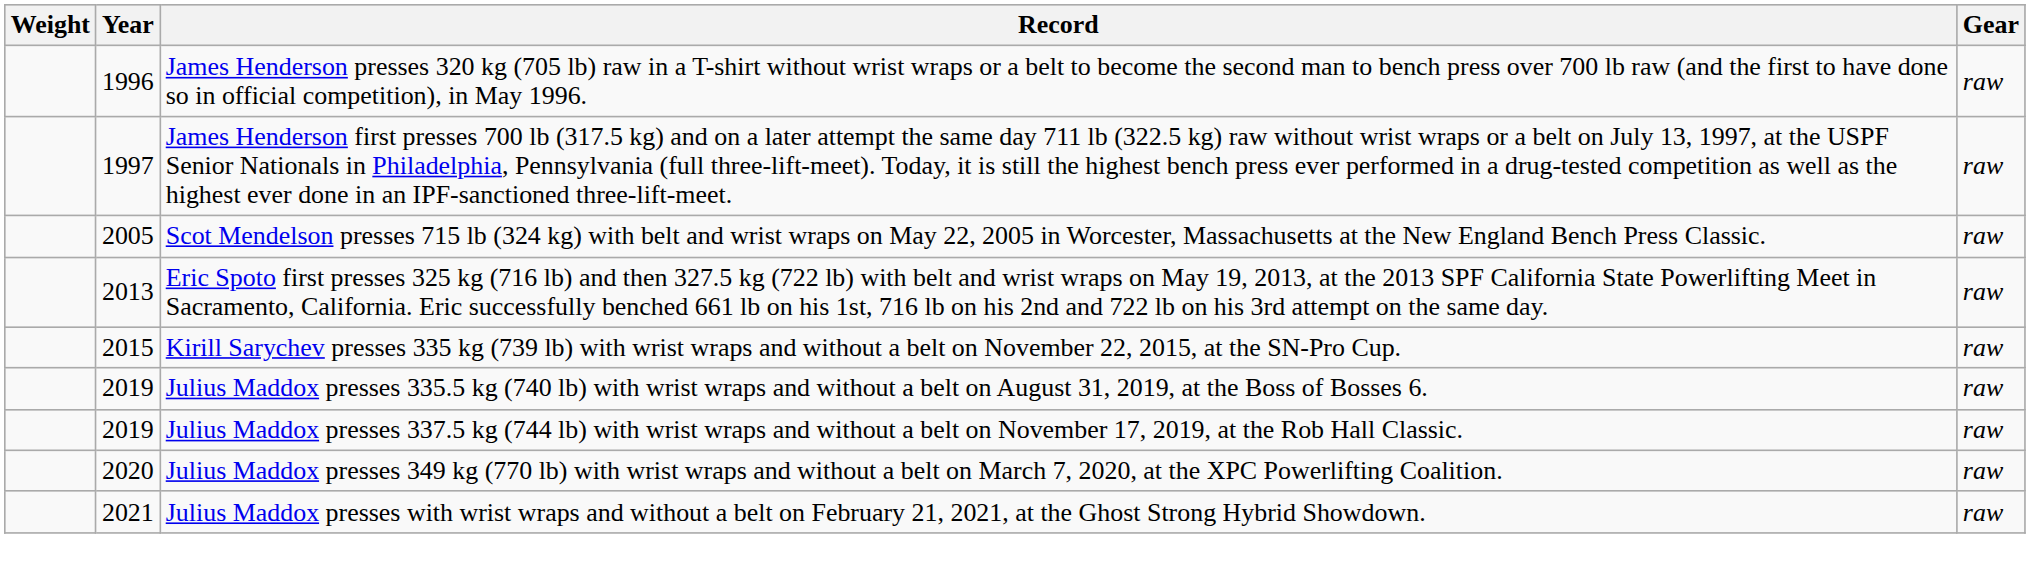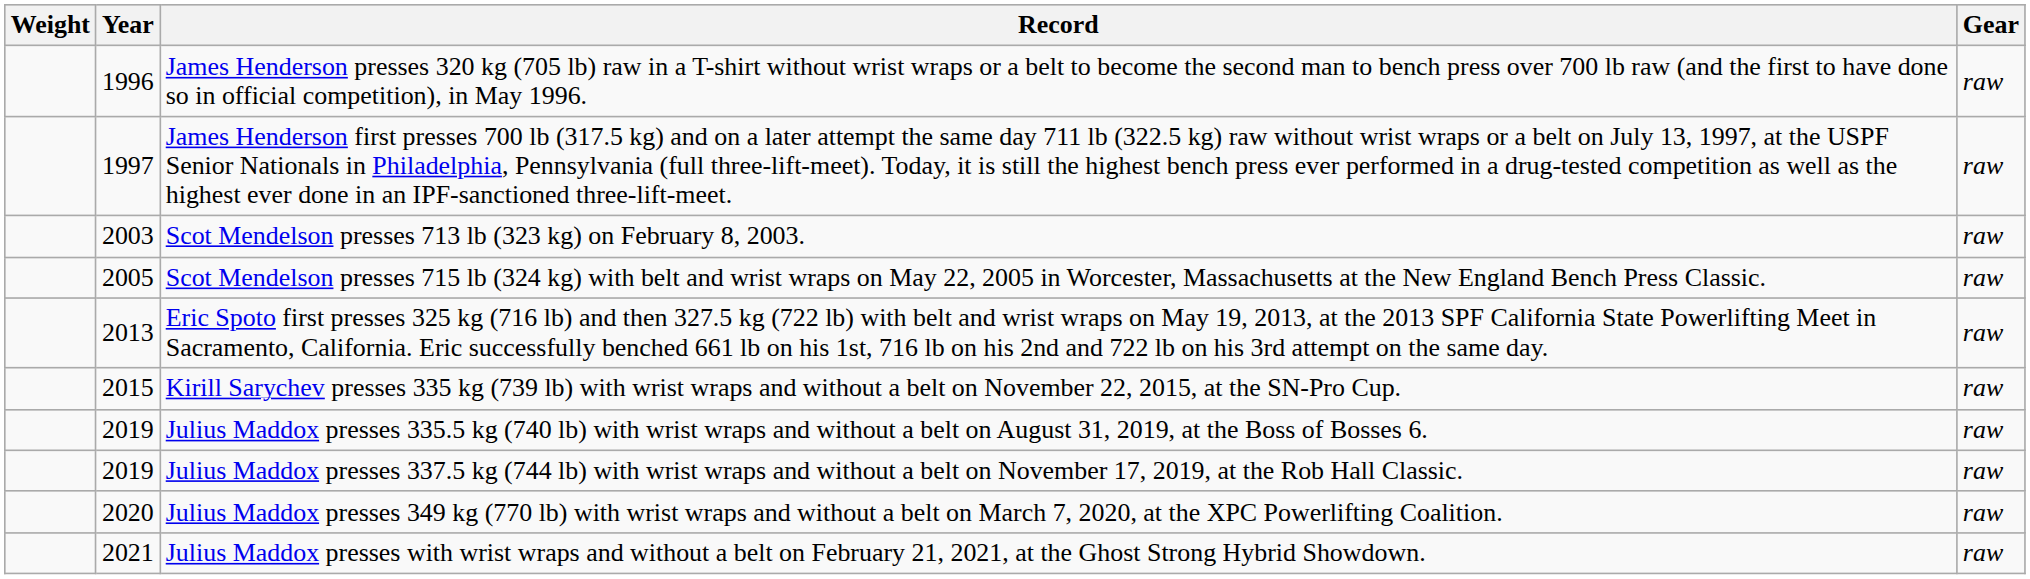+ row: (485, 235)
